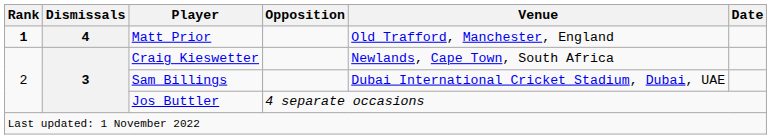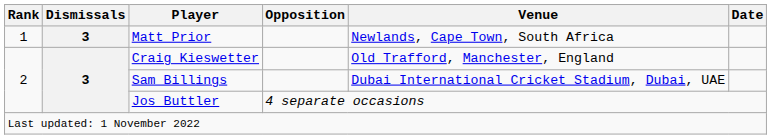(24, 37) bold -> (24, 37) normal
(86, 37) 4 -> (86, 37) 3
(483, 37) Old Trafford, Manchester, England -> (483, 37) Newlands, Cape Town, South Africa
(483, 59) Newlands, Cape Town, South Africa -> (483, 59) Old Trafford, Manchester, England
